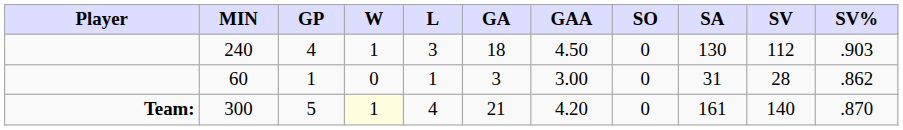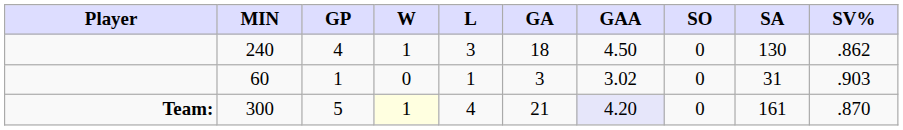- column: (781, 19)
(857, 49) .903 -> (854, 49) .862
(571, 79) 3.00 -> (621, 79) 3.02
(857, 79) .862 -> (854, 79) .903
(571, 109) no background -> (621, 109) lavender background
